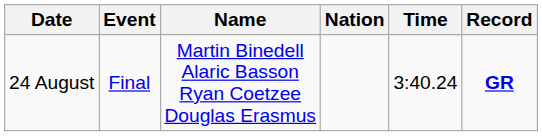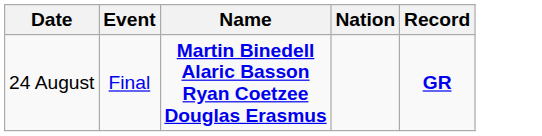- column: (425, 19)
(240, 82) normal -> (246, 82) bold
